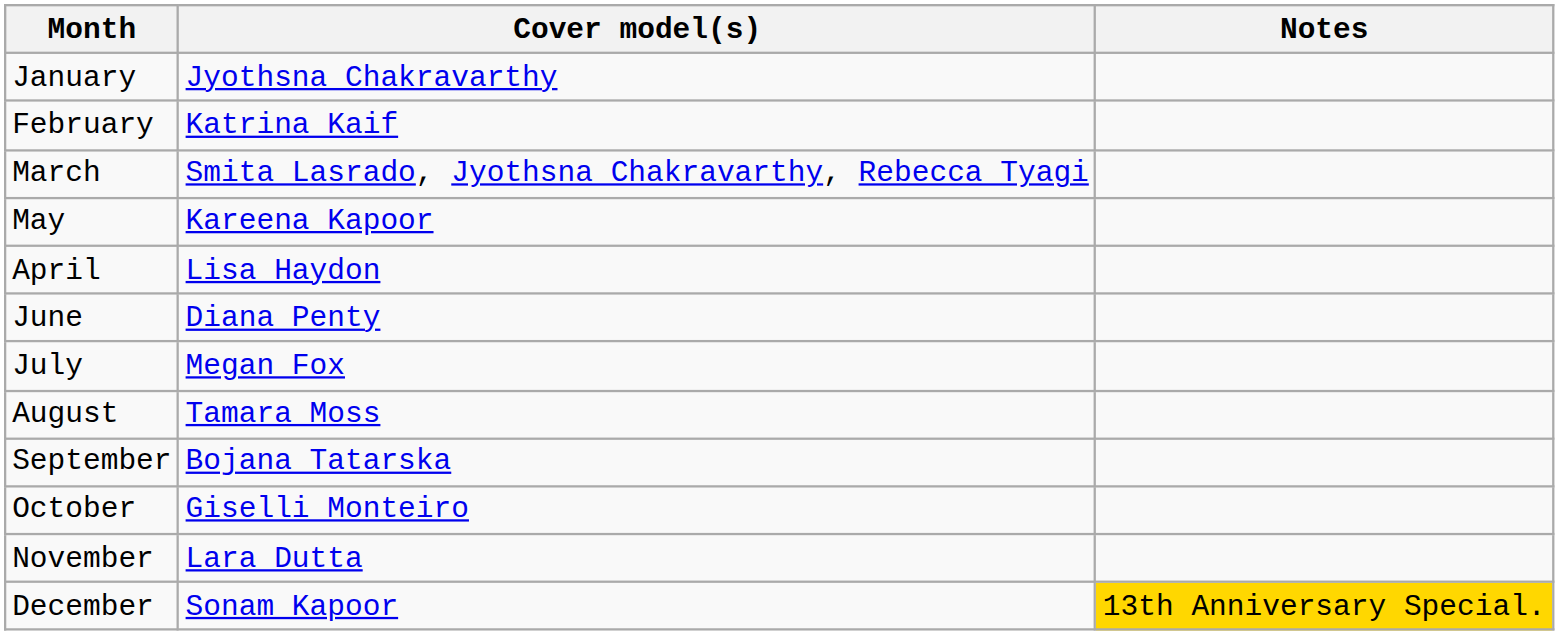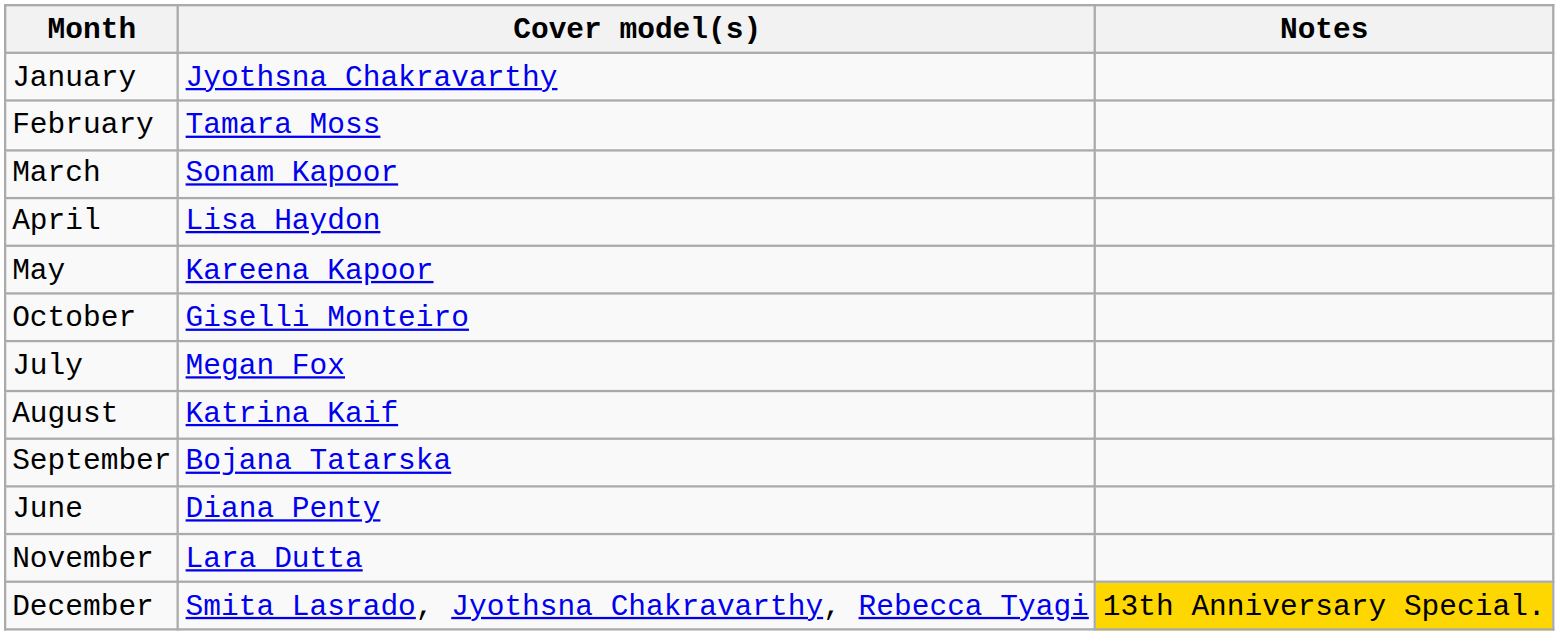(292, 125) Katrina Kaif -> (283, 125) Tamara Moss
(637, 173) Smita Lasrado, Jyothsna Chakravarthy, Rebecca Tyagi -> (292, 173) Sonam Kapoor
rows swapped: (56, 270) <-> (39, 222)
rows swapped: (48, 318) <-> (74, 510)
(283, 414) Tamara Moss -> (292, 414) Katrina Kaif
(292, 606) Sonam Kapoor -> (637, 606) Smita Lasrado, Jyothsna Chakravarthy, Rebecca Tyagi
